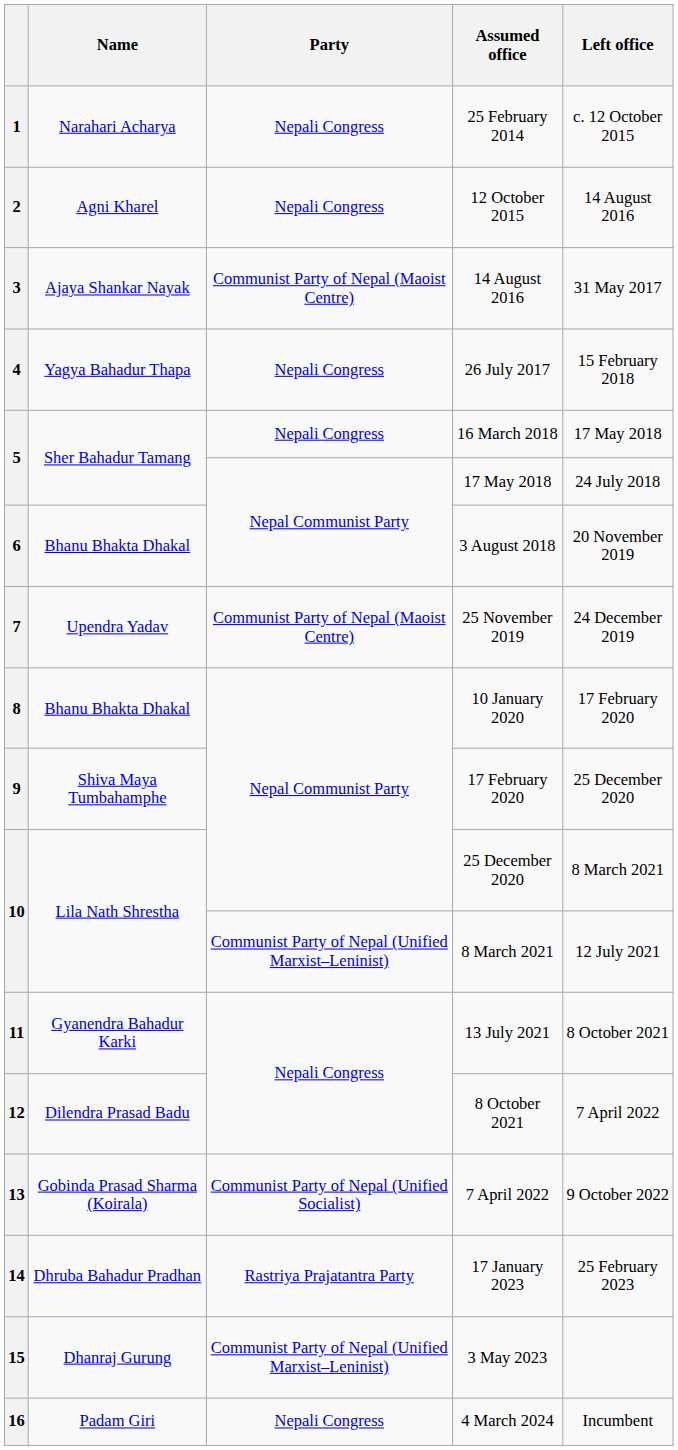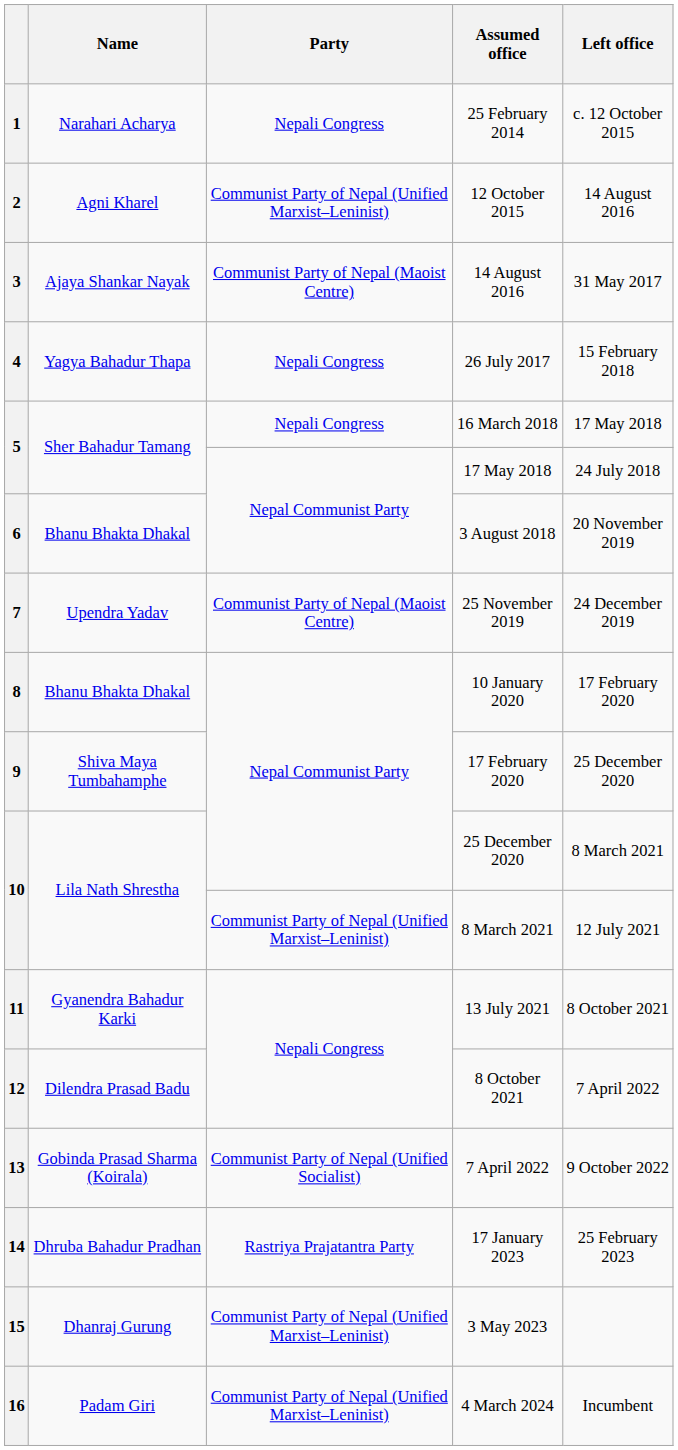(329, 207) Nepali Congress -> (329, 202) Communist Party of Nepal (Unified Marxist–Leninist)
(329, 1421) Nepali Congress -> (329, 1405) Communist Party of Nepal (Unified Marxist–Leninist)
